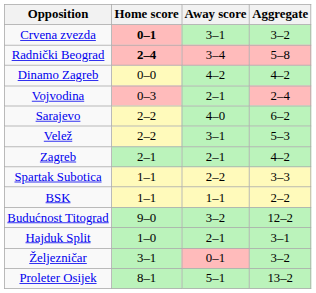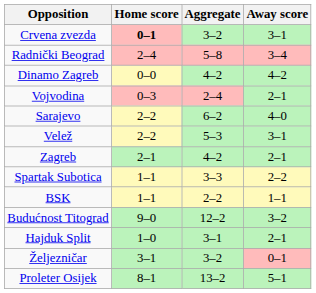columns swapped: (215, 14) <-> (280, 14)
(147, 55) bold -> (147, 55) normal
